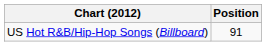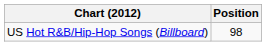(236, 31) 91 -> (236, 31) 98
